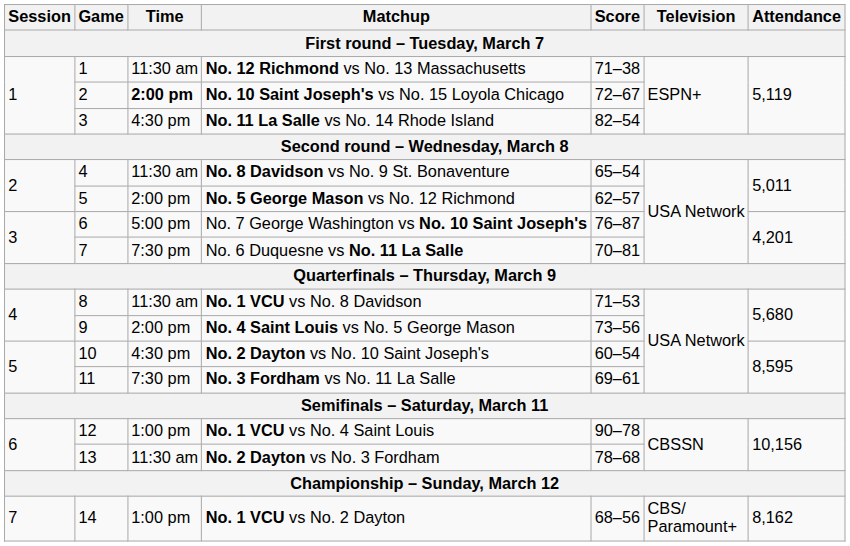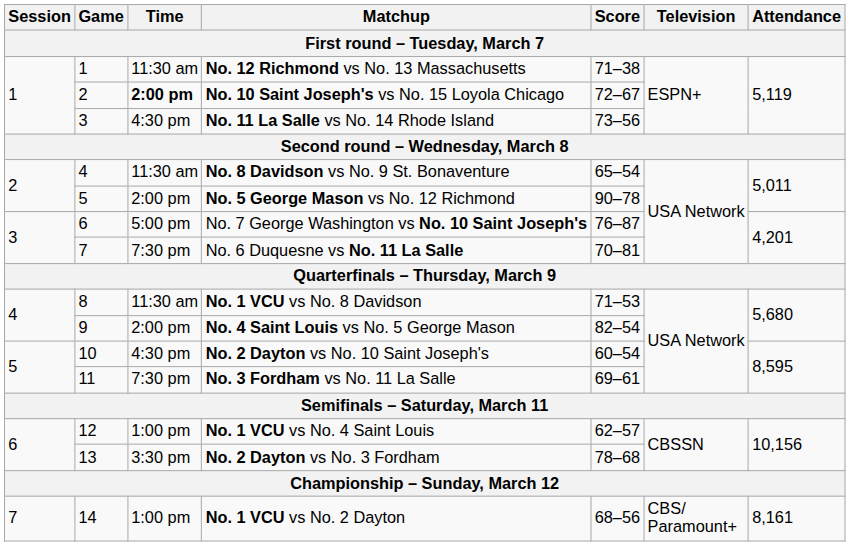(617, 120) 82–54 -> (617, 120) 73–56
(617, 198) 62–57 -> (617, 198) 90–78
(617, 328) 73–56 -> (617, 328) 82–54
(617, 431) 90–78 -> (617, 431) 62–57
(165, 457) 11:30 am -> (161, 457) 3:30 pm
(773, 518) 8,162 -> (773, 518) 8,161
